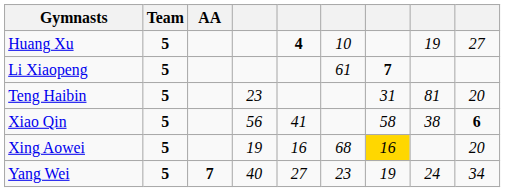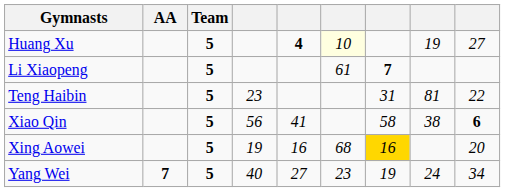columns swapped: (165, 17) <-> (210, 17)
(343, 43) no background -> (343, 43) lightyellow background
(477, 95) 20 -> (477, 95) 22
